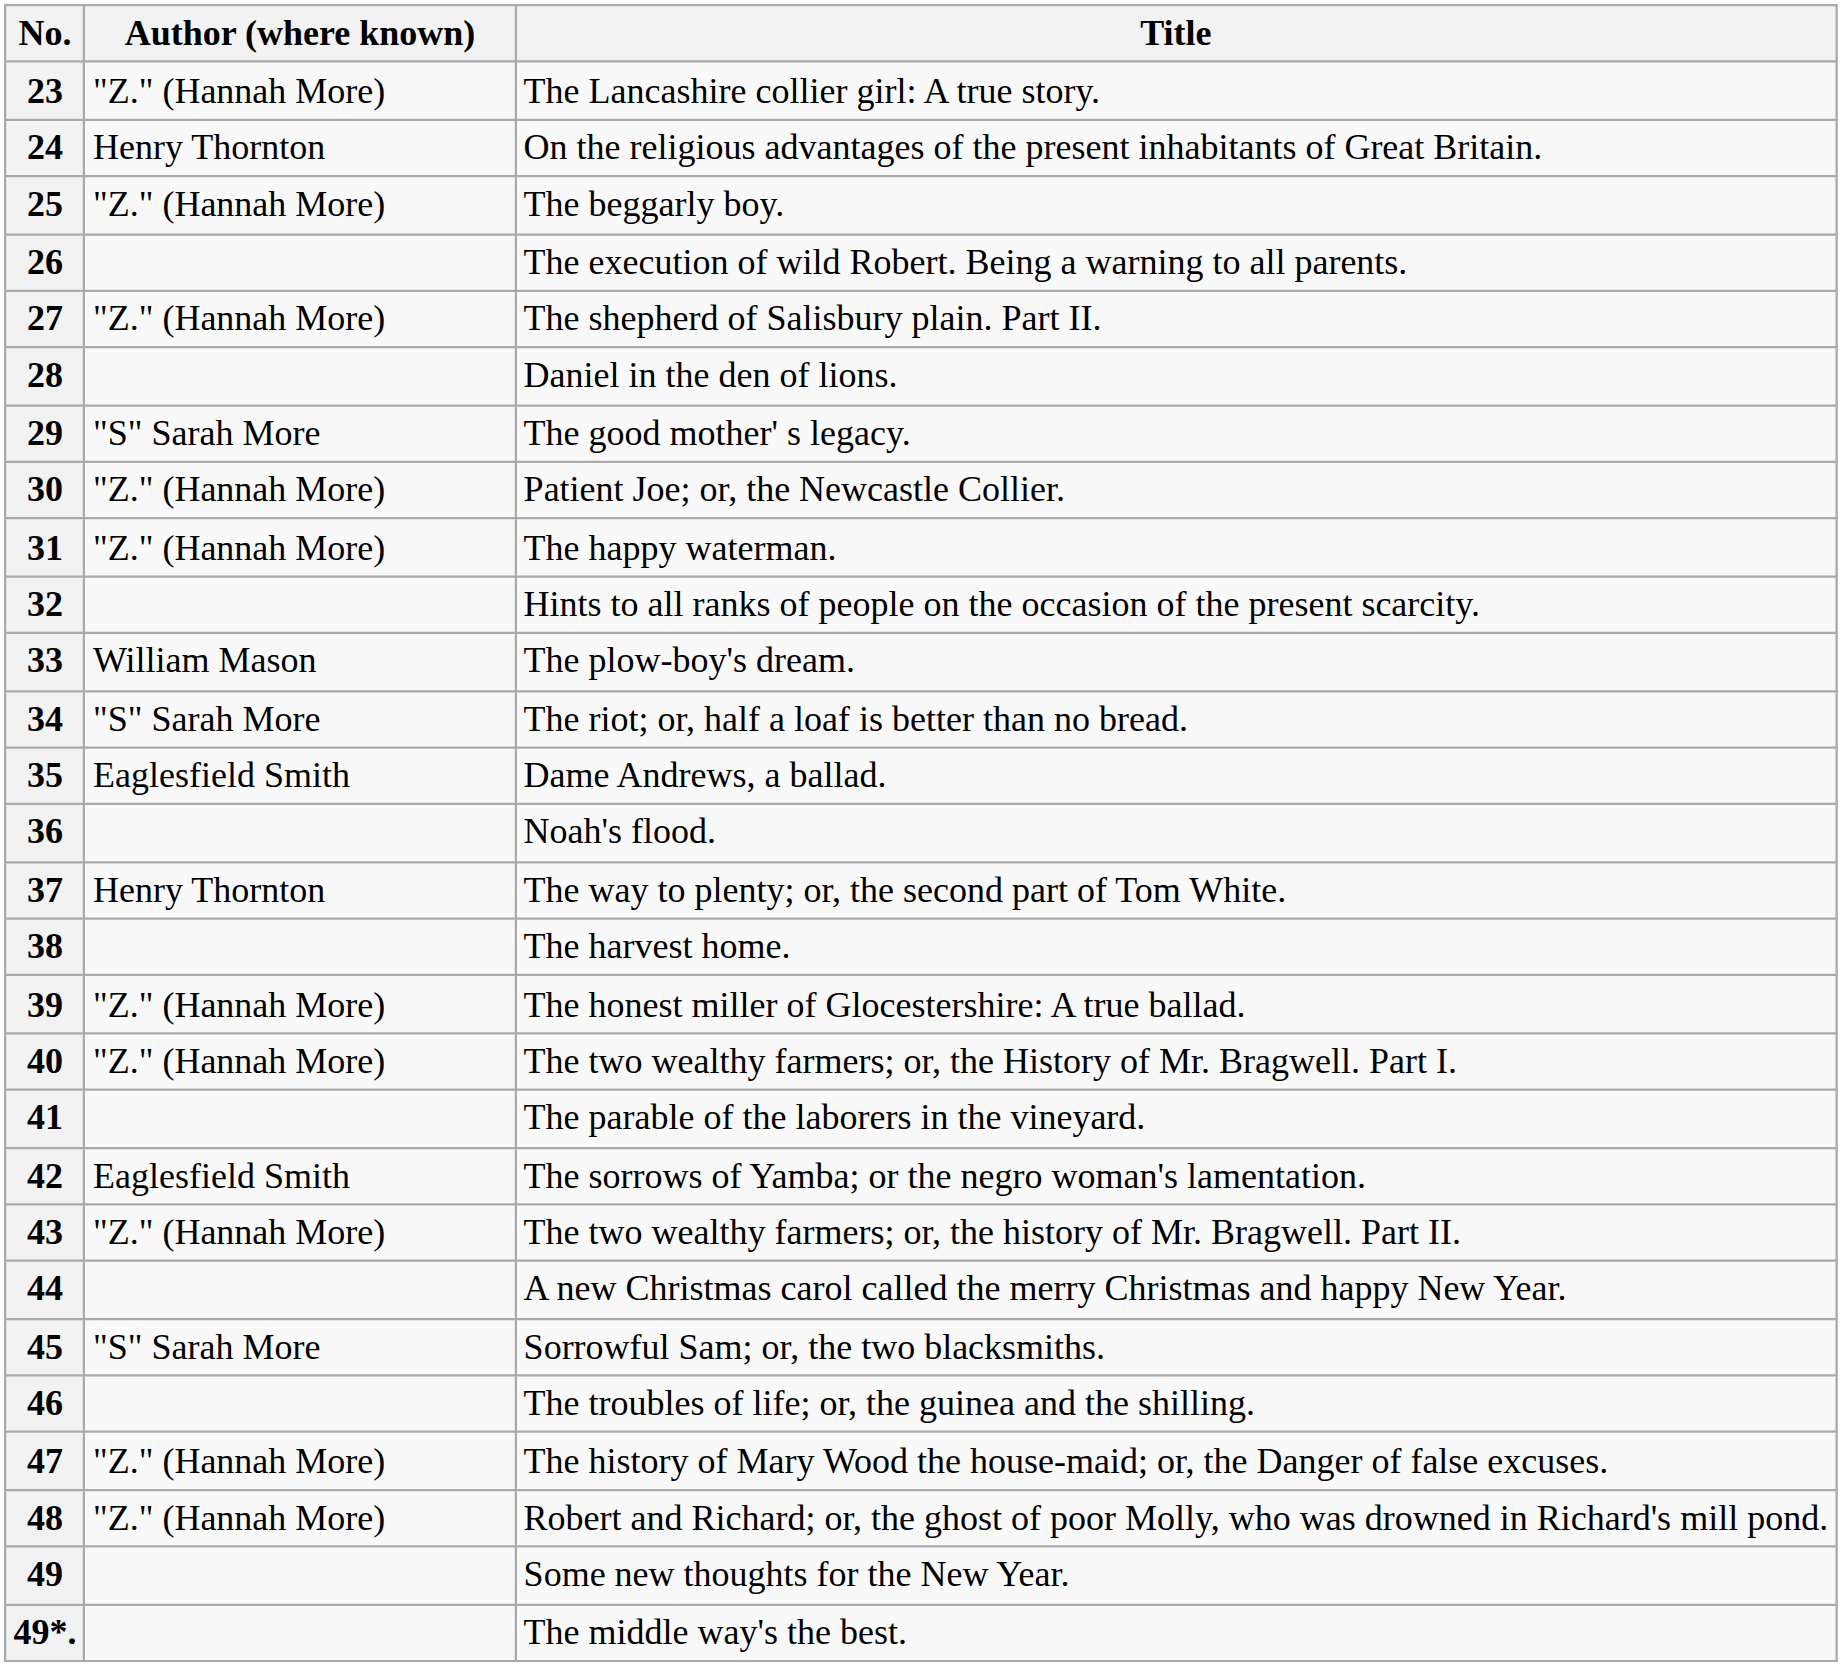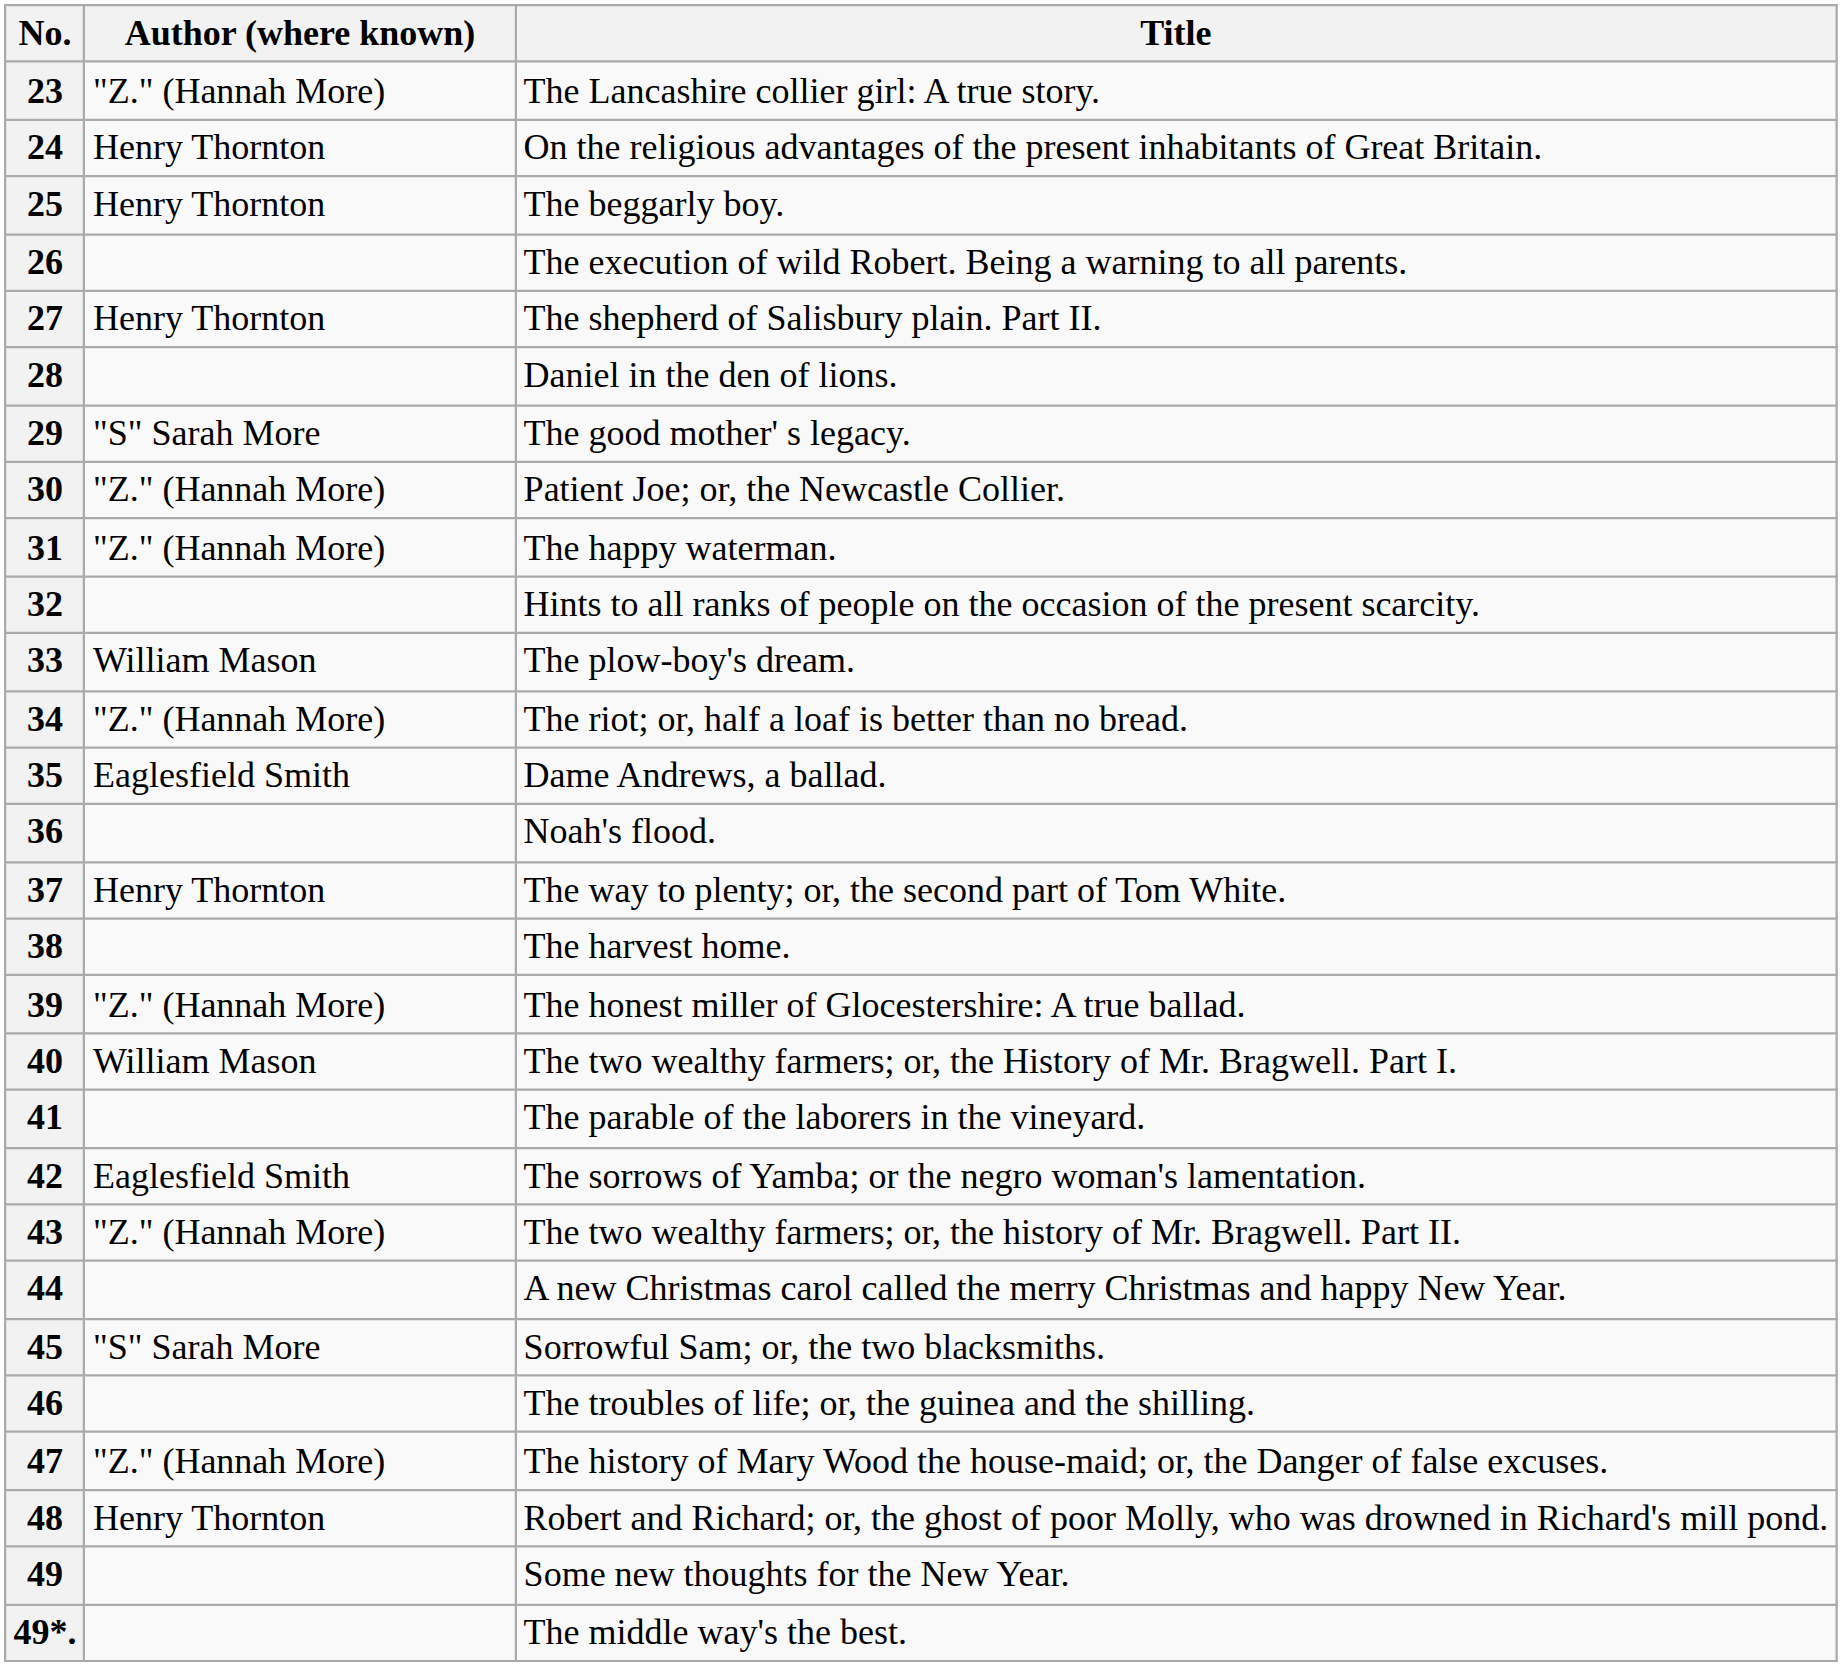(239, 204) "Z." (Hannah More) -> (209, 204) Henry Thornton
(239, 318) "Z." (Hannah More) -> (209, 318) Henry Thornton
(207, 718) "S" Sarah More -> (239, 718) "Z." (Hannah More)
(239, 1060) "Z." (Hannah More) -> (205, 1060) William Mason
(239, 1517) "Z." (Hannah More) -> (209, 1517) Henry Thornton
